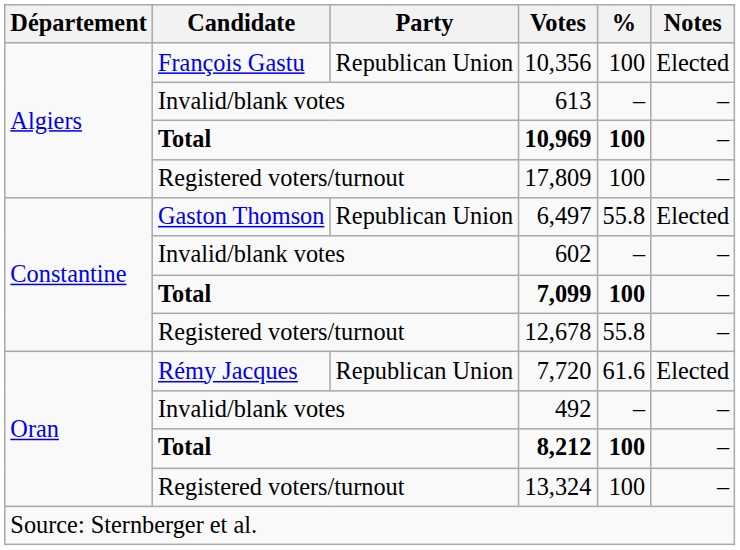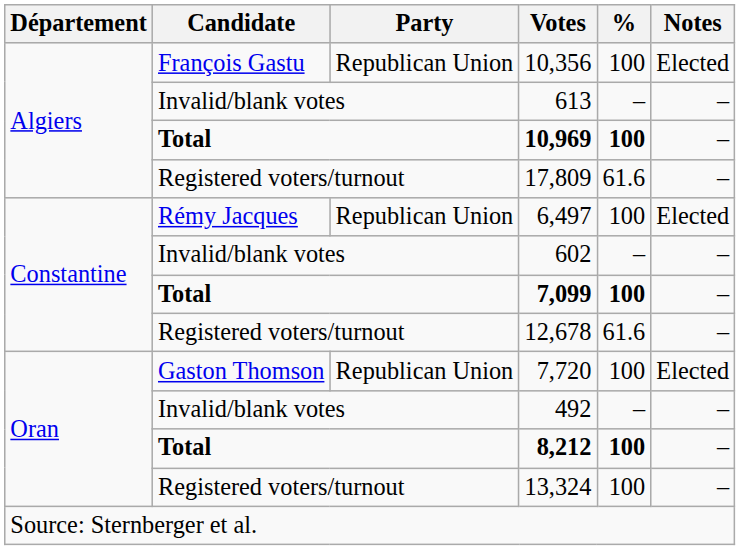(627, 178) 100 -> (624, 178) 61.6
(241, 216) Gaston Thomson -> (228, 216) Rémy Jacques
(624, 216) 55.8 -> (627, 216) 100
(624, 332) 55.8 -> (624, 332) 61.6
(228, 370) Rémy Jacques -> (241, 370) Gaston Thomson
(624, 370) 61.6 -> (627, 370) 100
